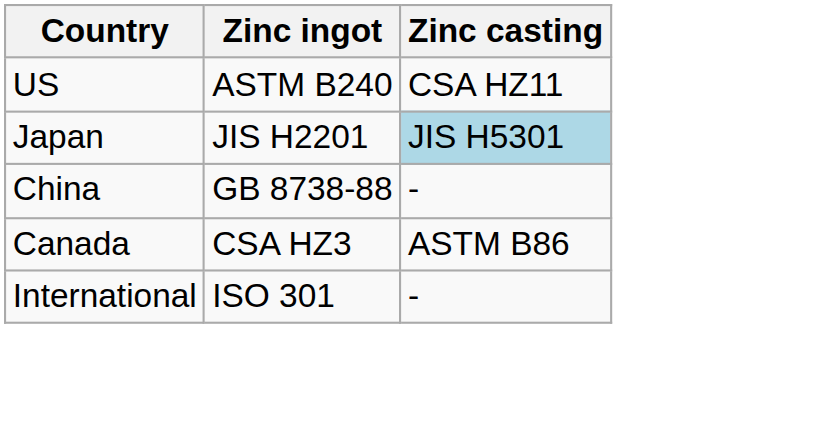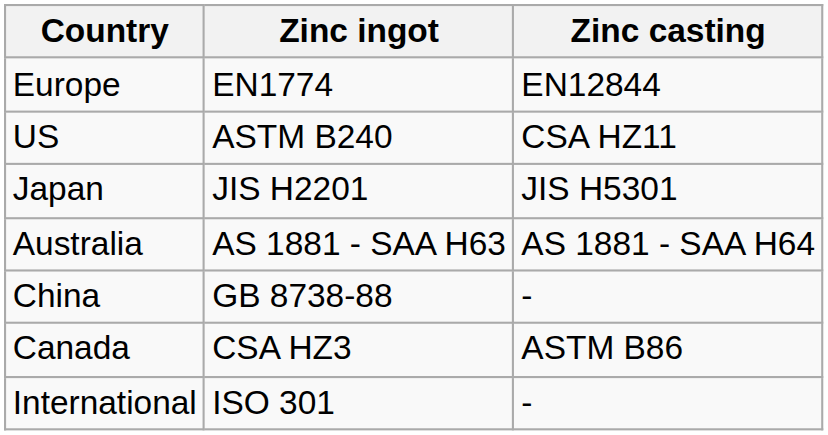+ row: (67, 84)
(486, 137) lightblue background -> (599, 190) no background
+ row: (78, 243)
